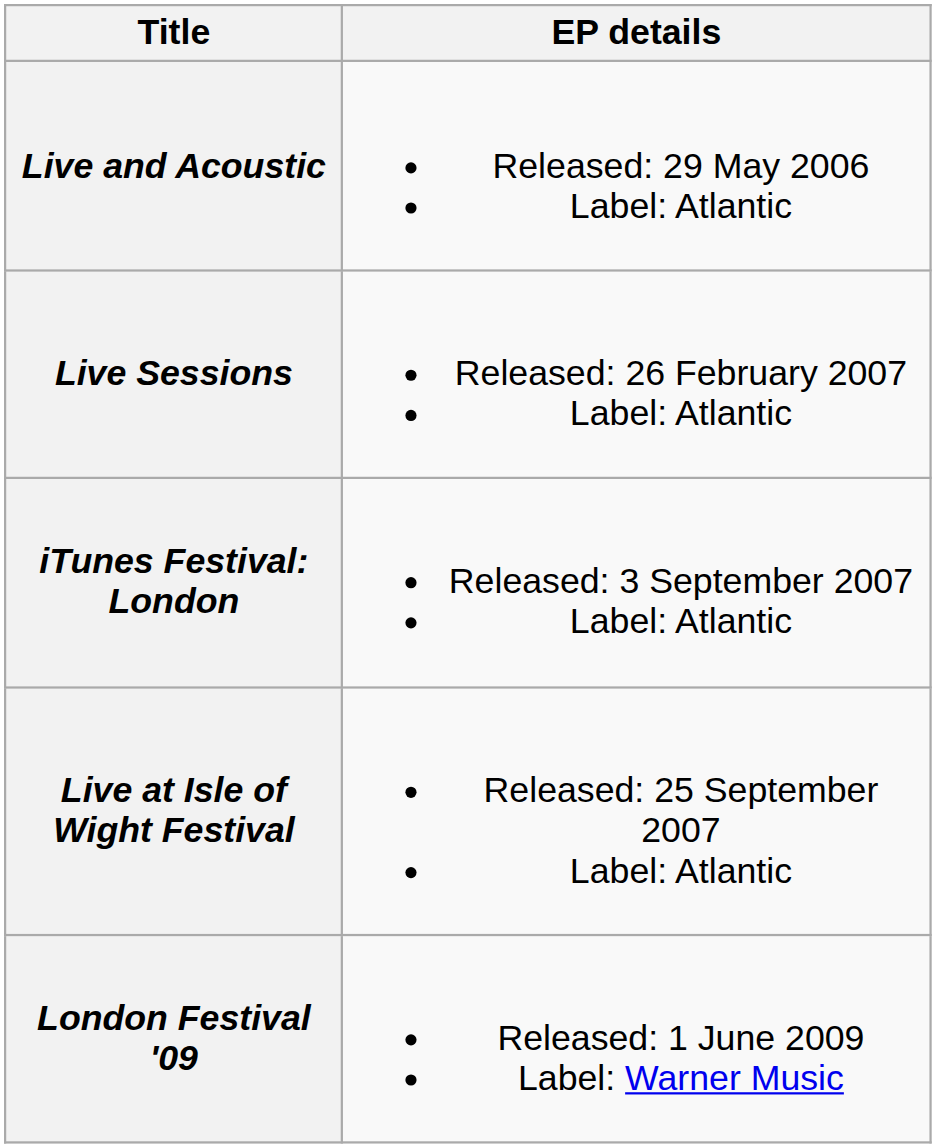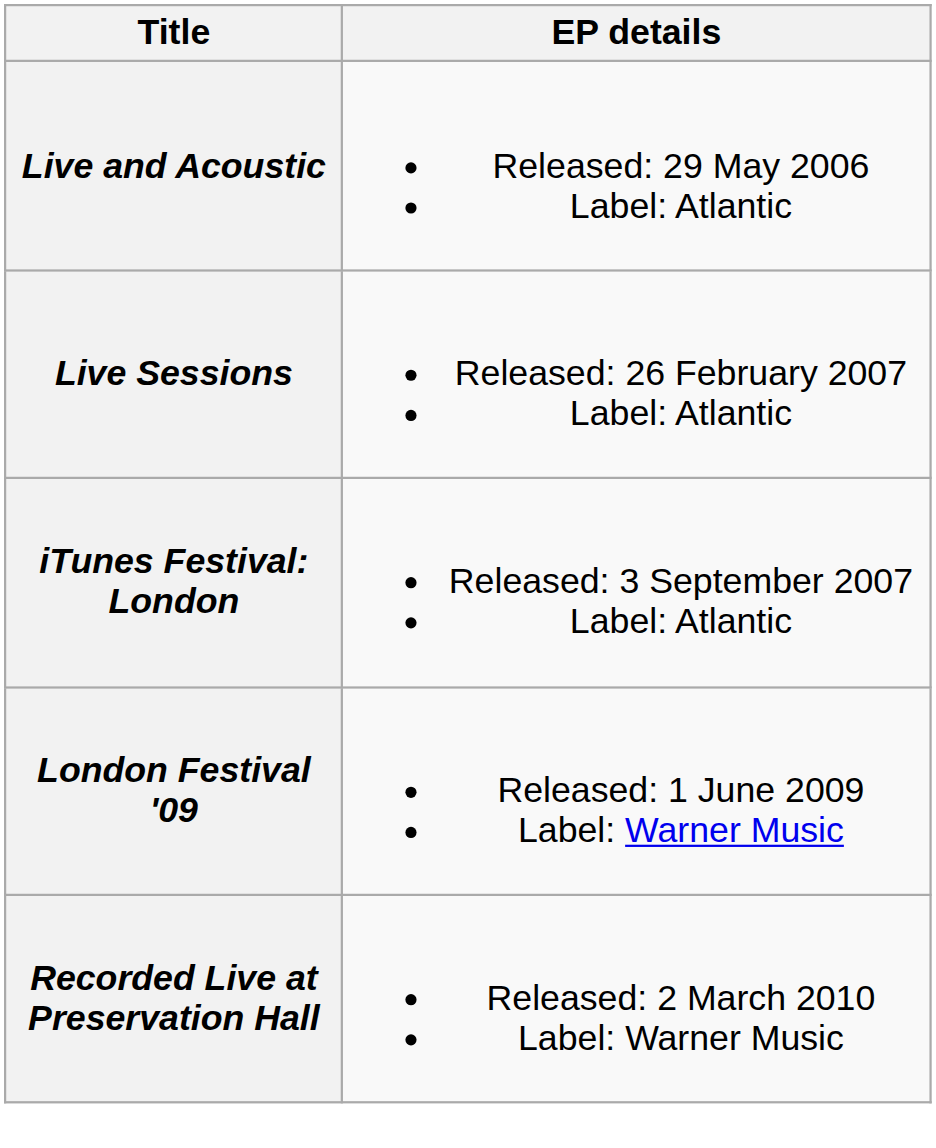- row: (174, 809)
+ row: (174, 998)
